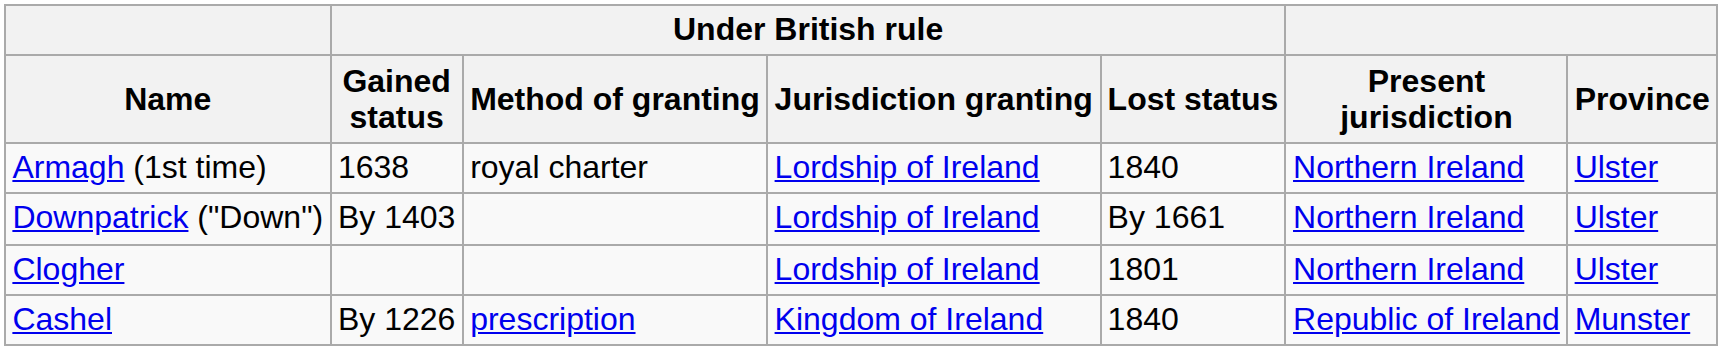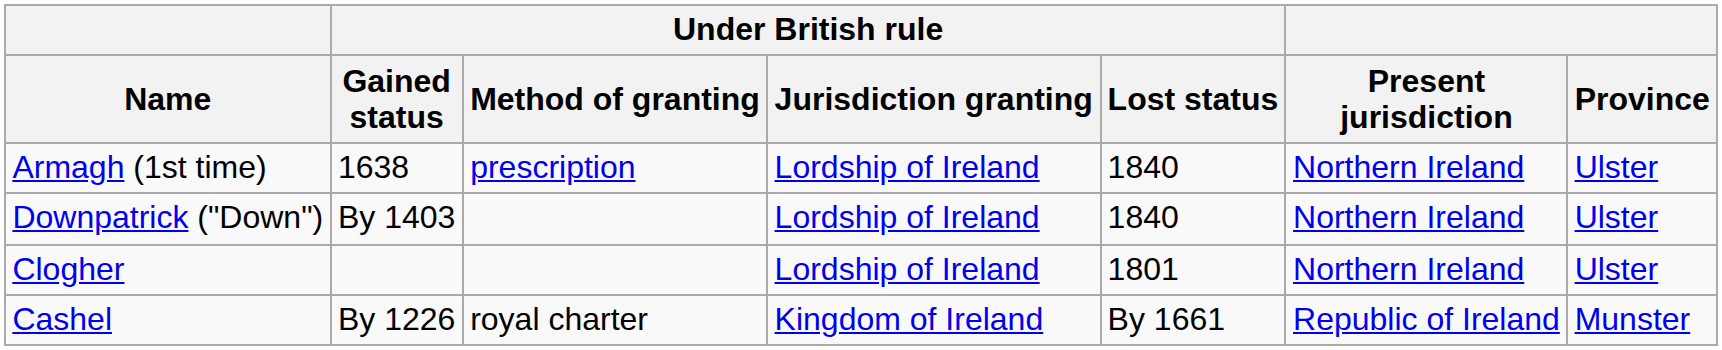(559, 167) royal charter -> (553, 167) prescription
(1166, 218) By 1661 -> (1143, 218) 1840
(553, 319) prescription -> (559, 319) royal charter
(1143, 319) 1840 -> (1166, 319) By 1661
